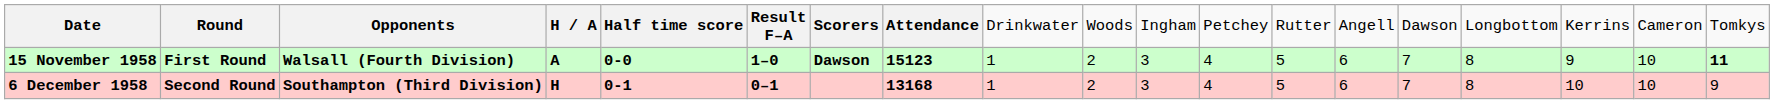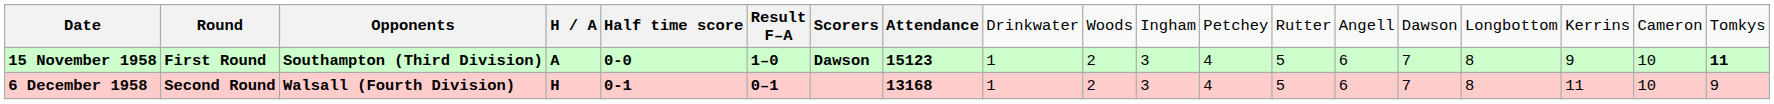(399, 60) Walsall (Fourth Division) -> (413, 60) Southampton (Third Division)
(413, 85) Southampton (Third Division) -> (399, 85) Walsall (Fourth Division)
(1574, 85) 10 -> (1574, 85) 11
